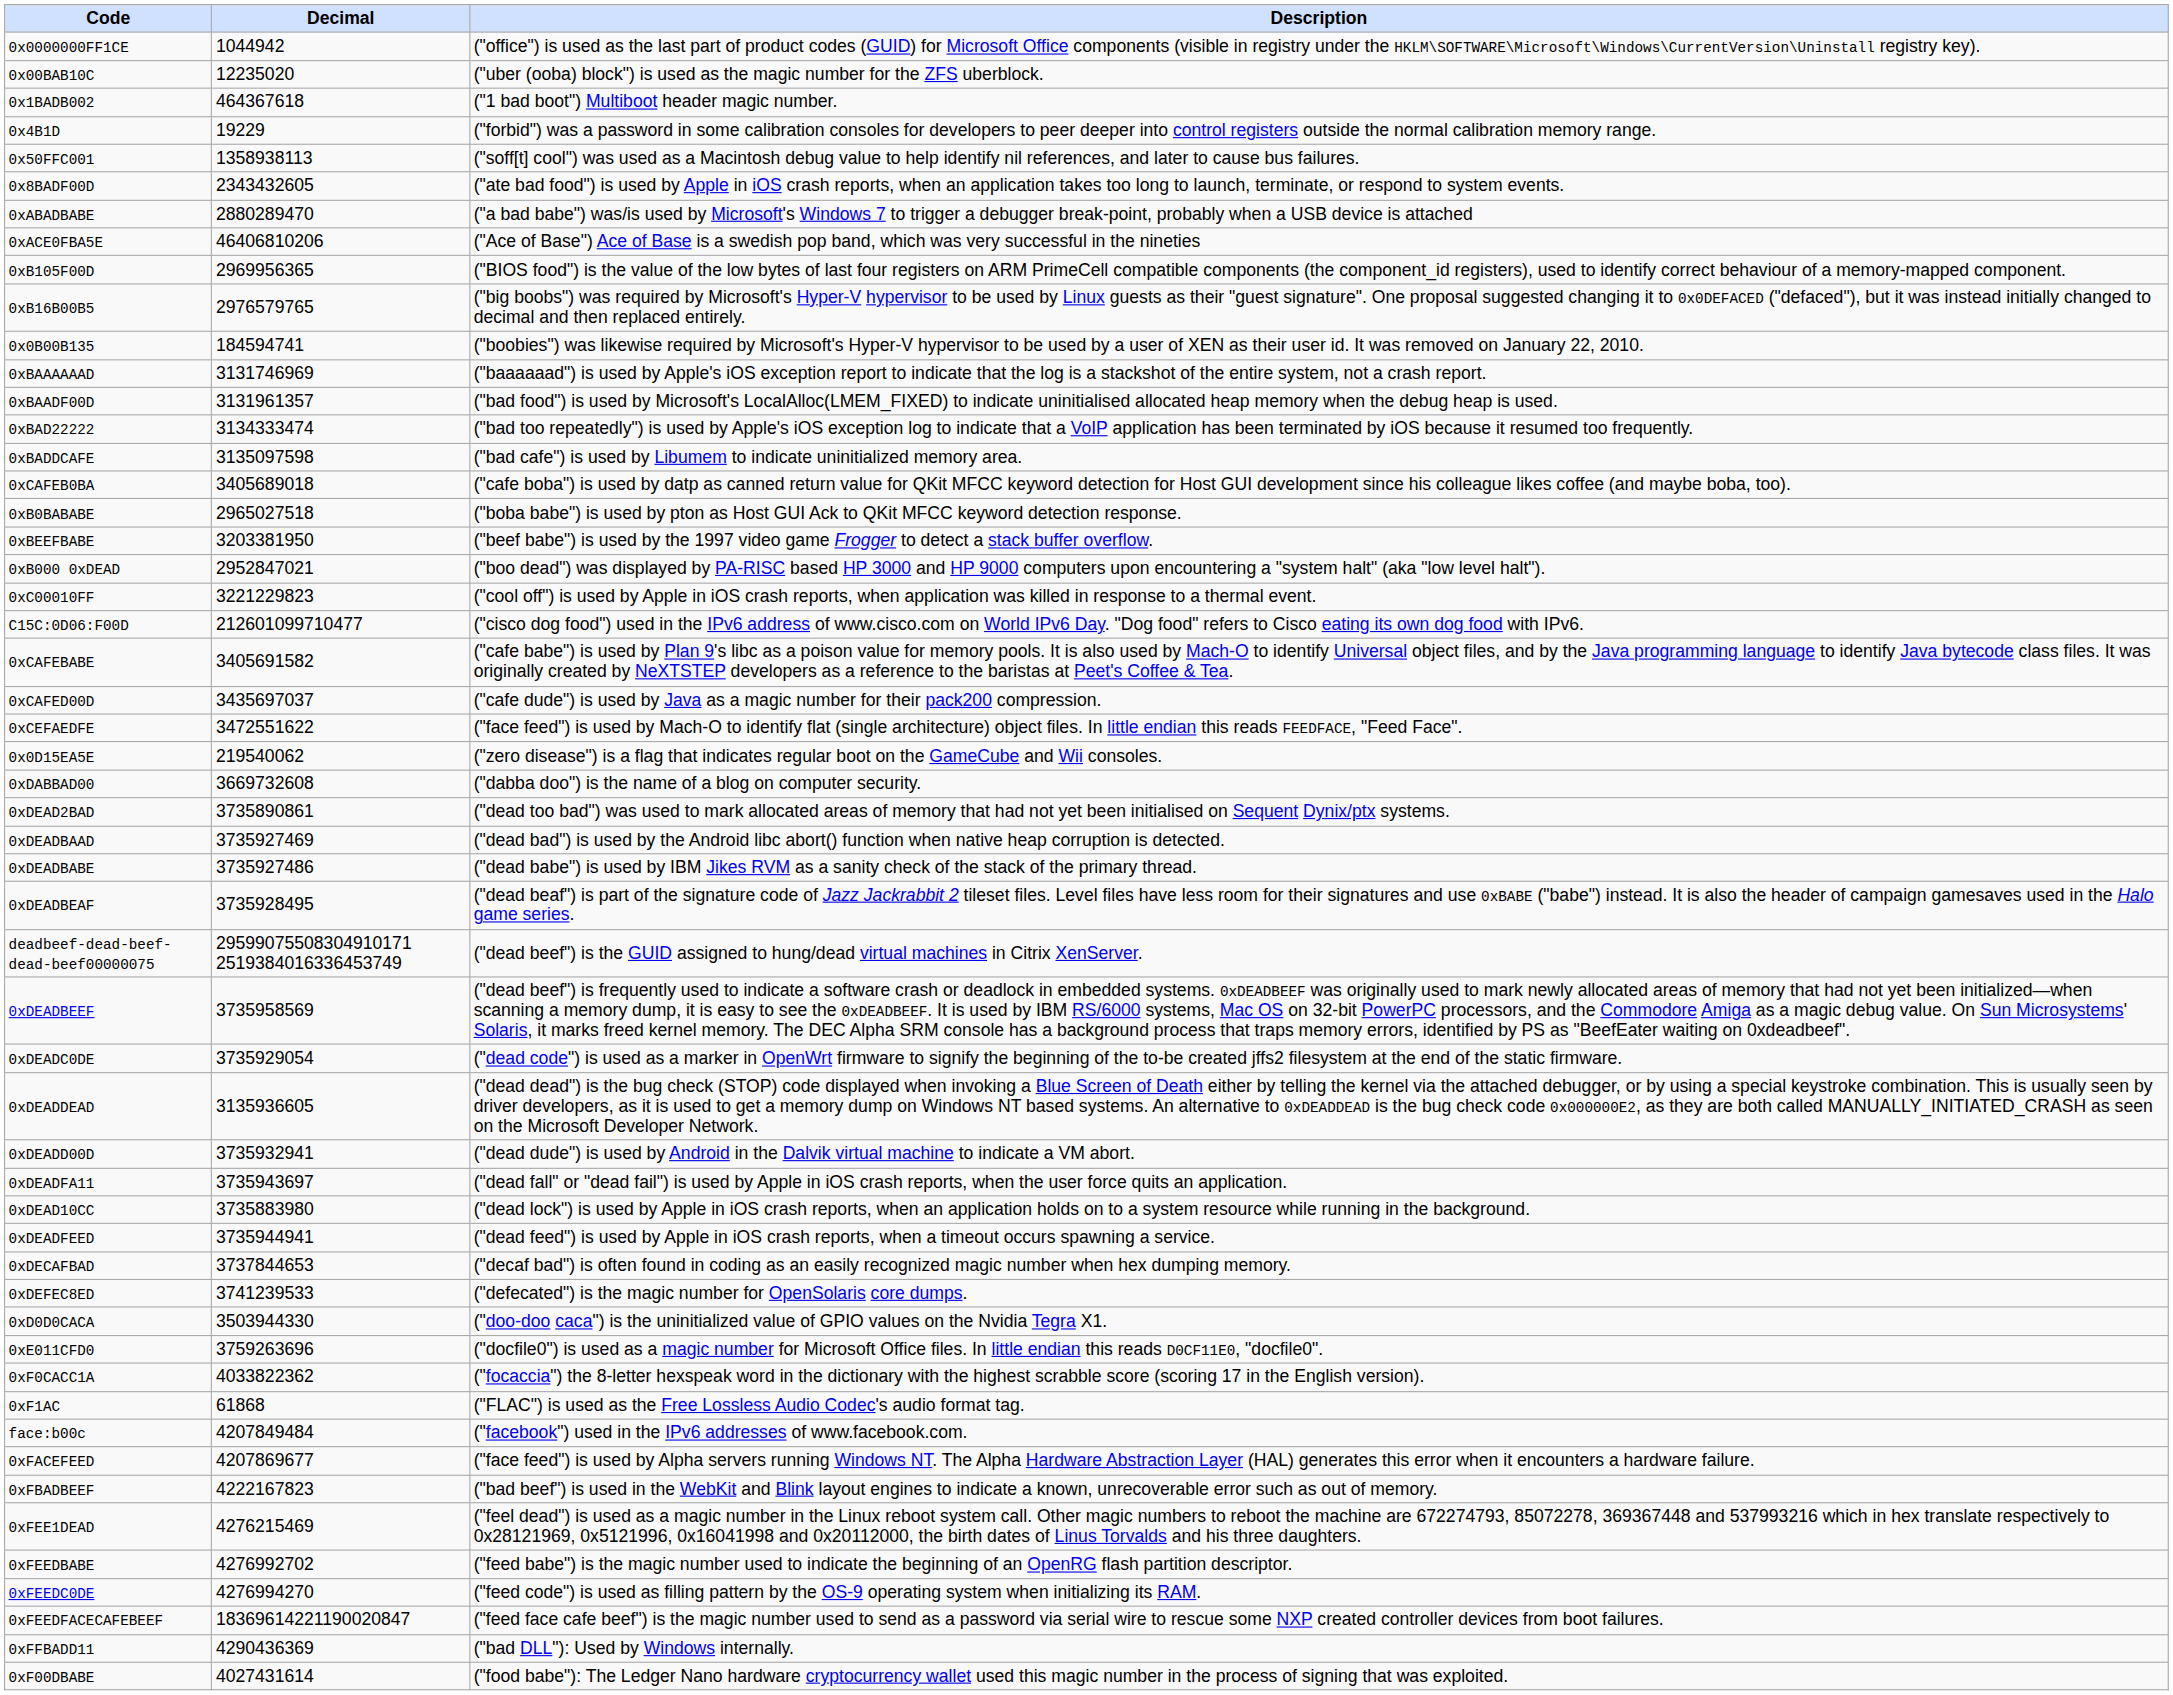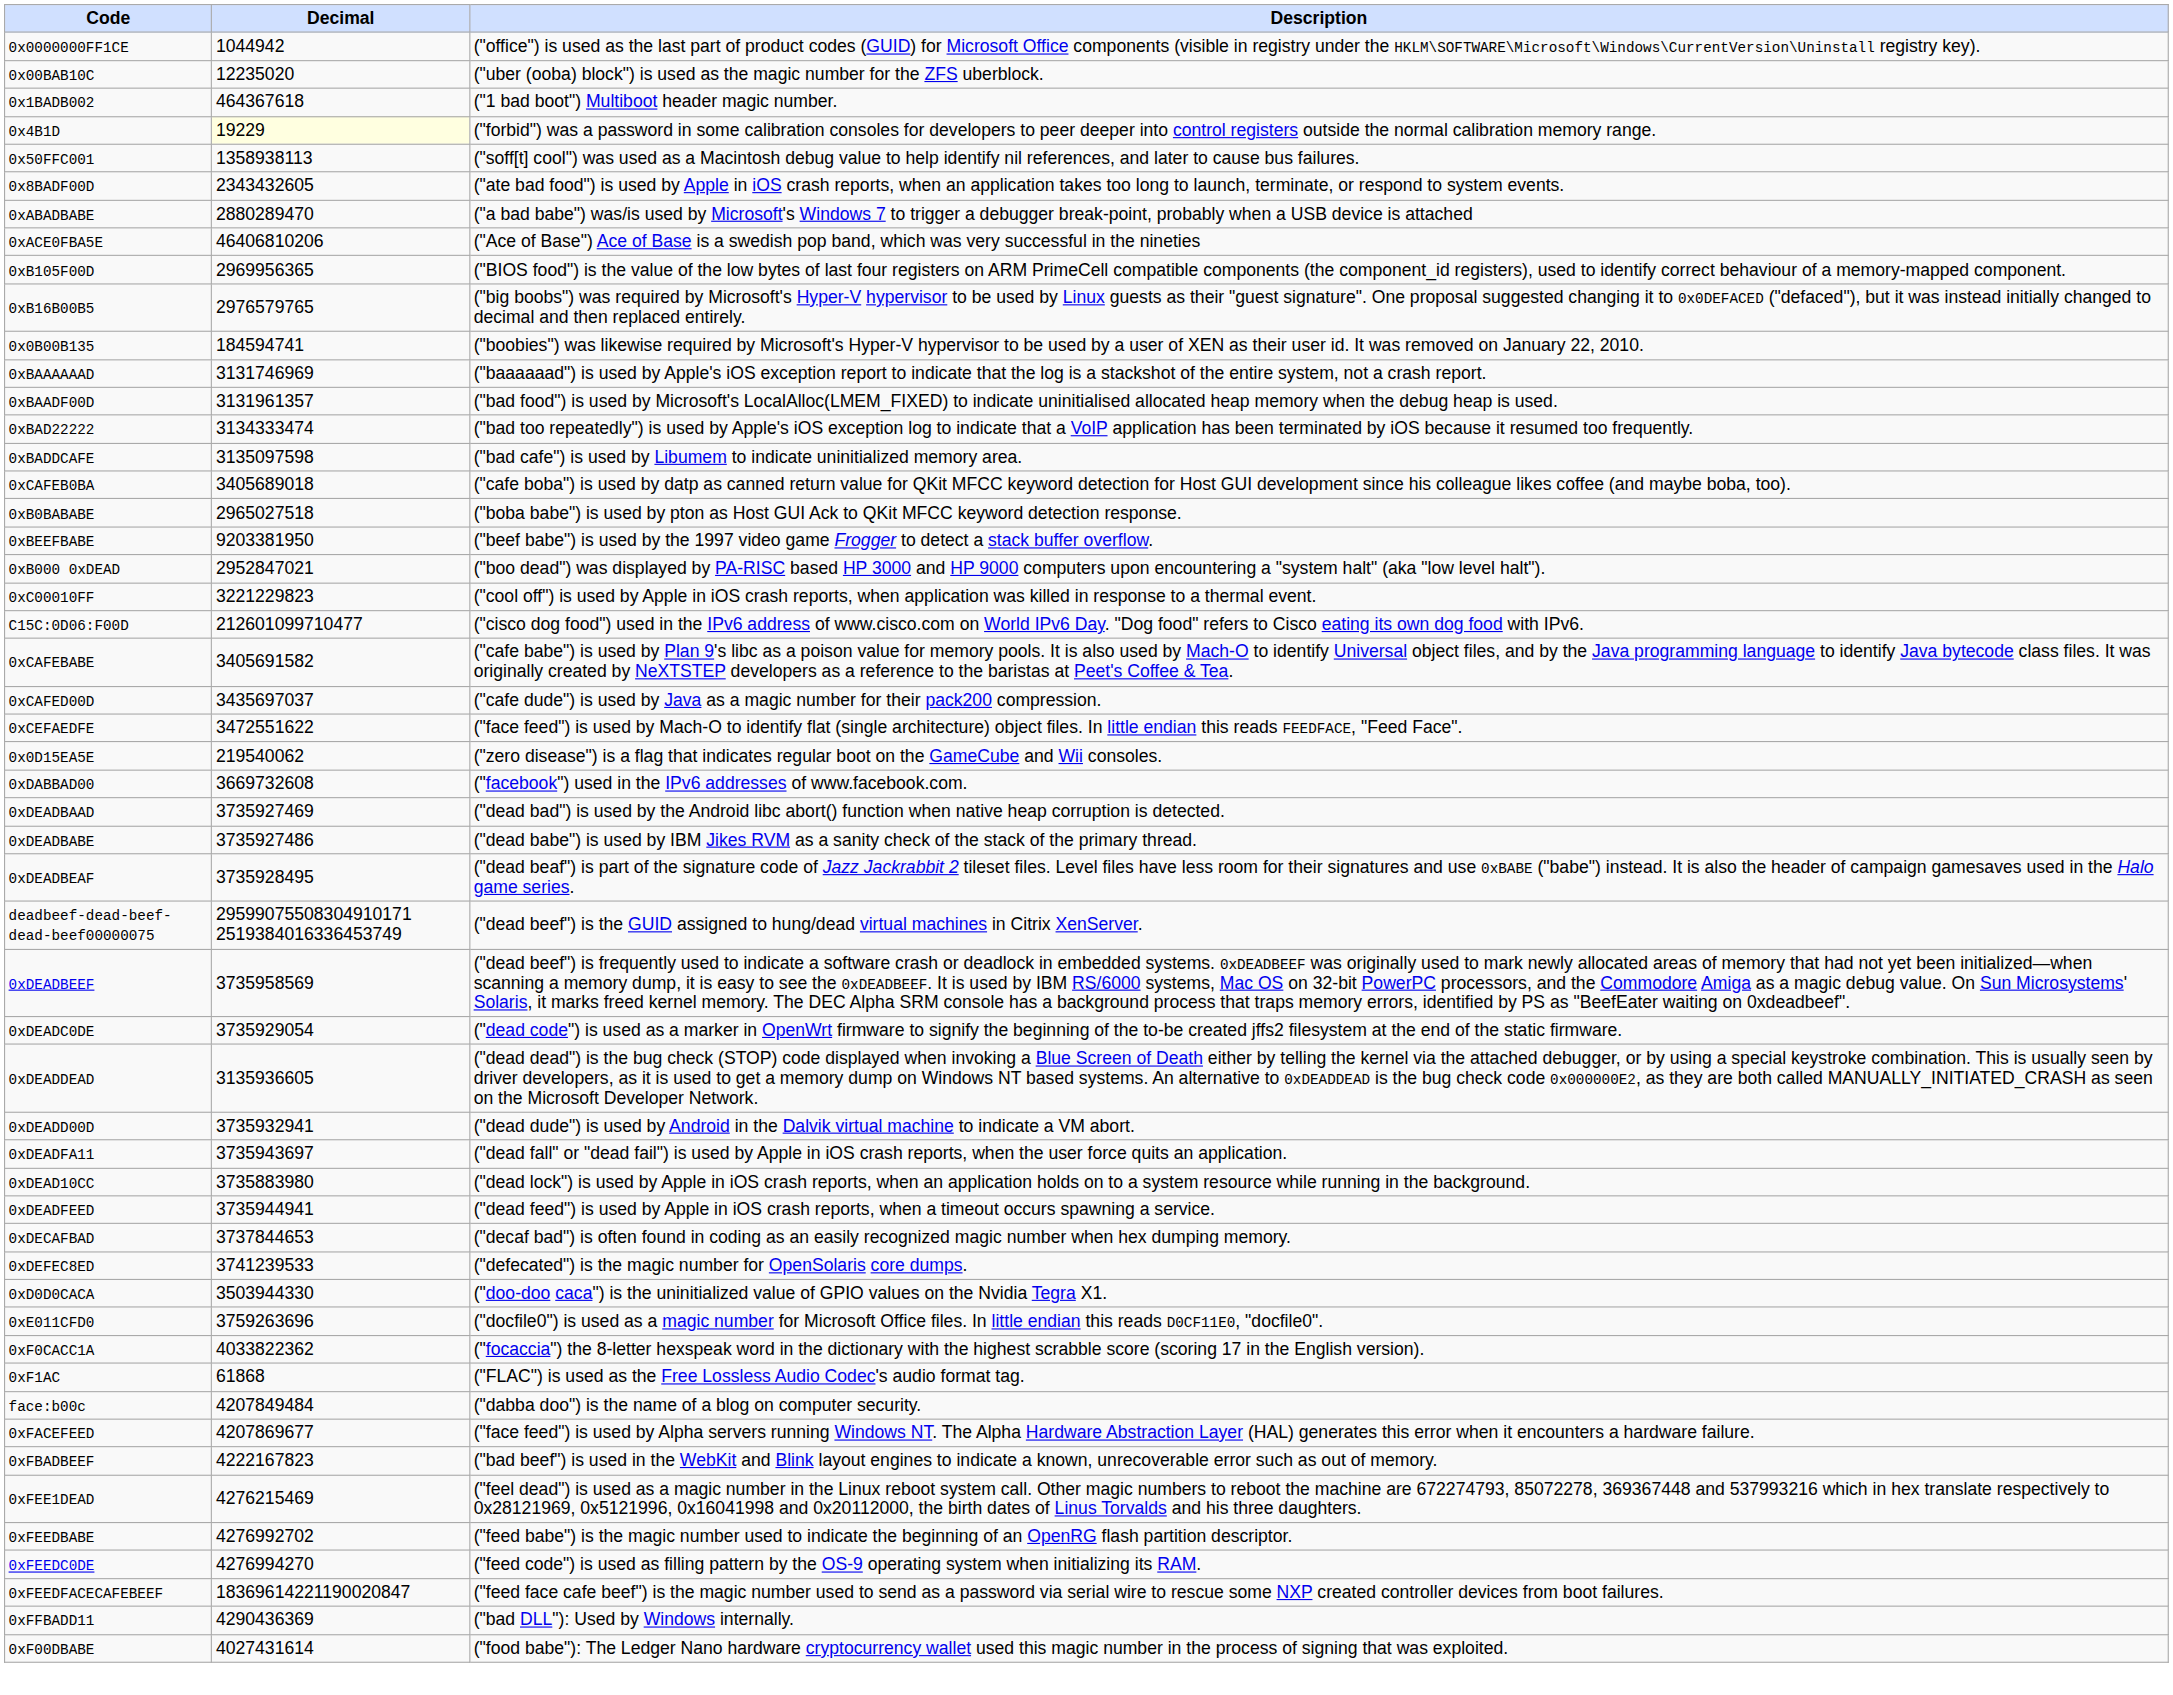(240, 130) no background -> (240, 130) lightyellow background
(265, 540) 3203381950 -> (265, 540) 9203381950
(697, 783) ("dabba doo") is the name of a blog on computer security. -> (721, 783) ("facebook") used in the IPv6 addresses of www.facebook.com.
- row: (52, 813)
(721, 1432) ("facebook") used in the IPv6 addresses of www.facebook.com. -> (697, 1405) ("dabba doo") is the name of a blog on computer security.
